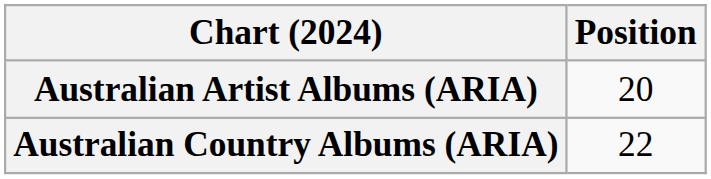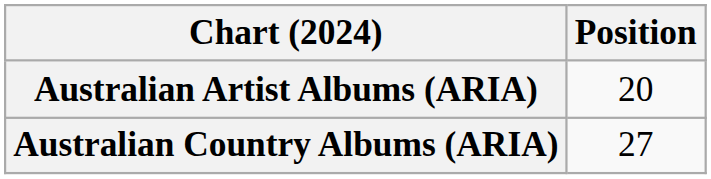(636, 144) 22 -> (636, 144) 27
